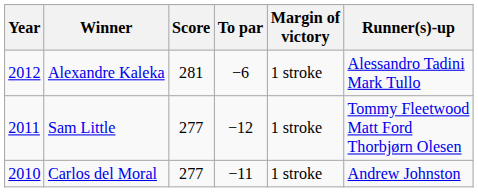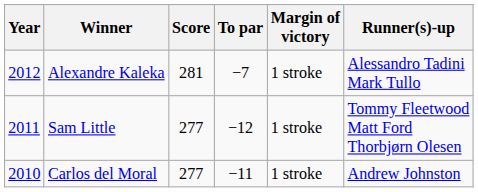(241, 73) −6 -> (241, 73) −7
